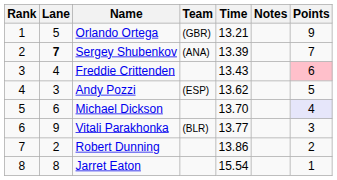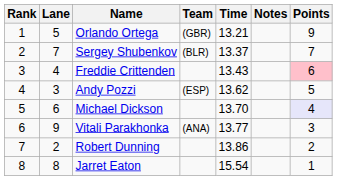(56, 52) bold -> (56, 52) normal
(196, 52) (ANA) -> (196, 52) (BLR)
(233, 52) 13.39 -> (233, 52) 13.37
(196, 128) (BLR) -> (196, 128) (ANA)
